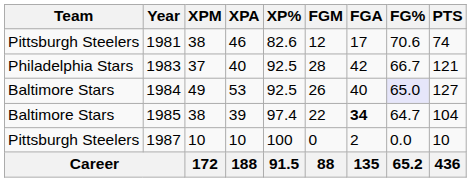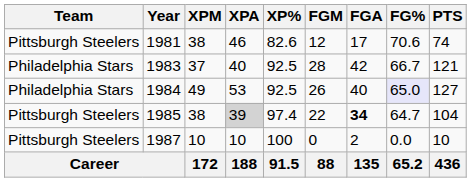(61, 90) Baltimore Stars -> (71, 90) Philadelphia Stars
(61, 115) Baltimore Stars -> (74, 115) Pittsburgh Steelers
(237, 115) no background -> (237, 115) lightgrey background
